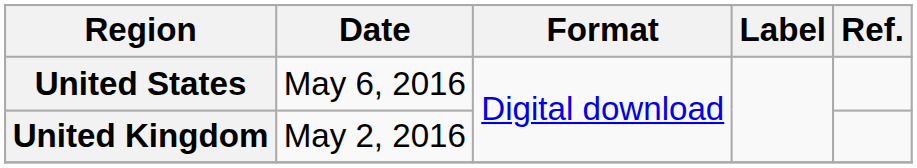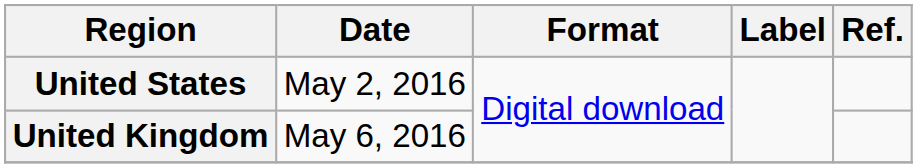(375, 83) May 6, 2016 -> (375, 83) May 2, 2016
(375, 135) May 2, 2016 -> (375, 135) May 6, 2016
